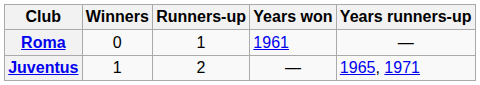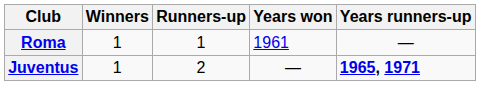(117, 42) 0 -> (117, 42) 1
(380, 67) normal -> (380, 67) bold
